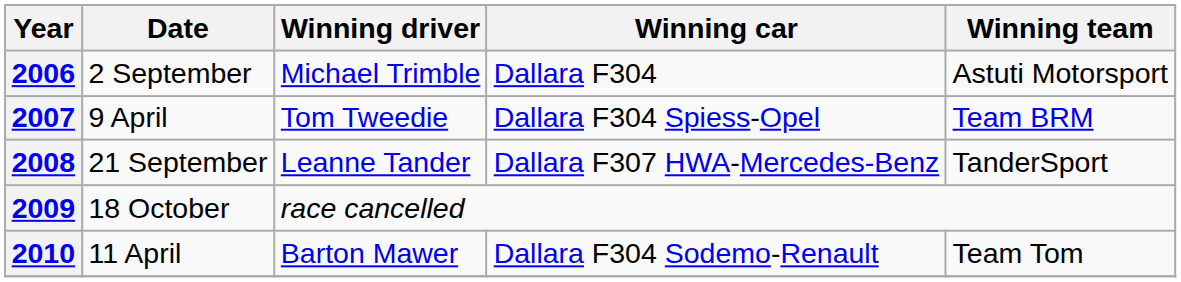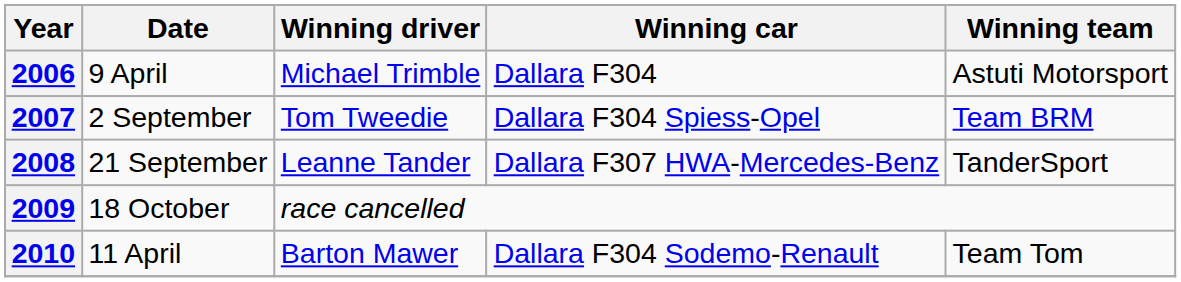(170, 73) 2 September -> (128, 73) 9 April
(128, 118) 9 April -> (170, 118) 2 September
